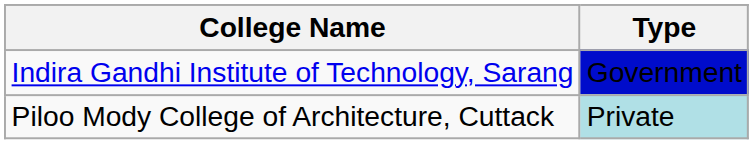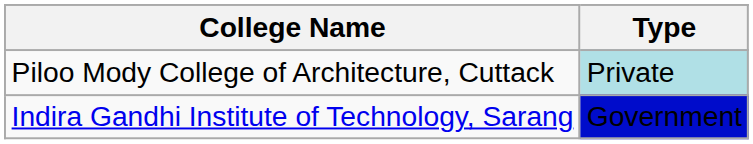rows swapped: (283, 117) <-> (293, 72)
